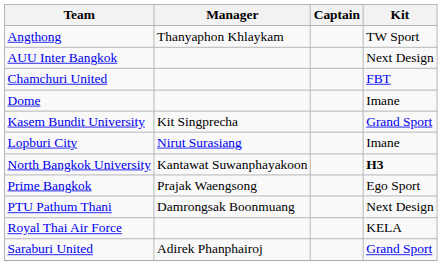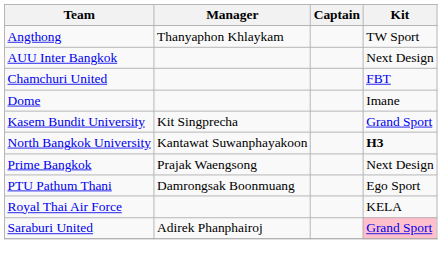- row: (42, 143)
(393, 185) Ego Sport -> (400, 164) Next Design
(400, 206) Next Design -> (393, 185) Ego Sport
(399, 249) no background -> (399, 228) pink background
